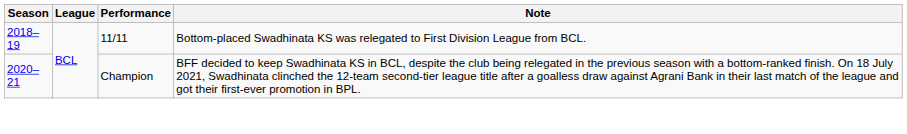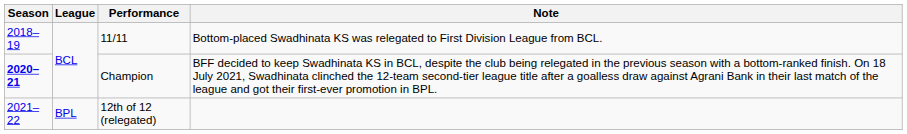(23, 76) normal -> (23, 76) bold
+ row: (128, 113)
